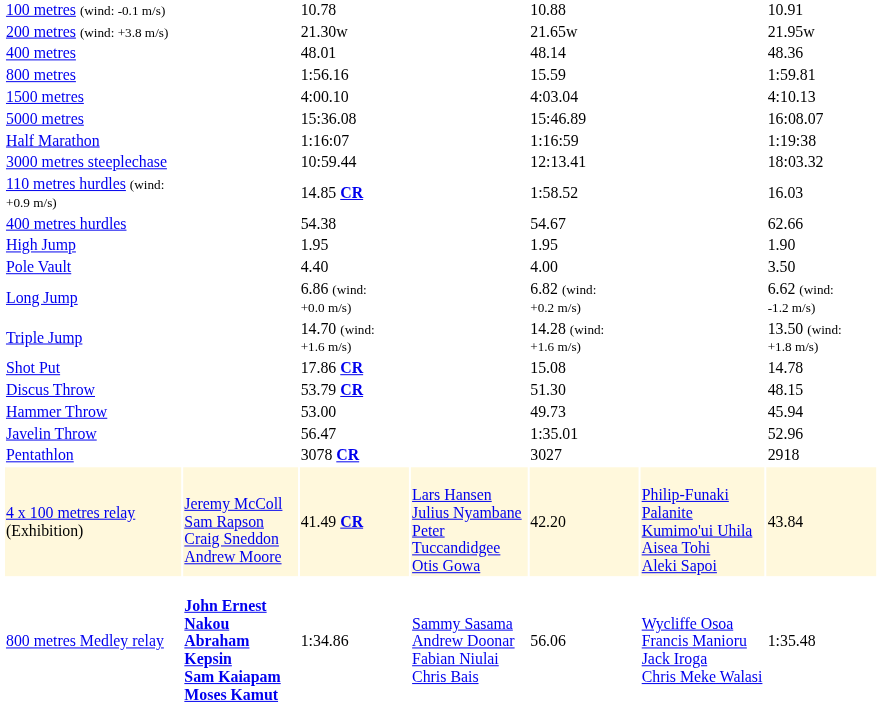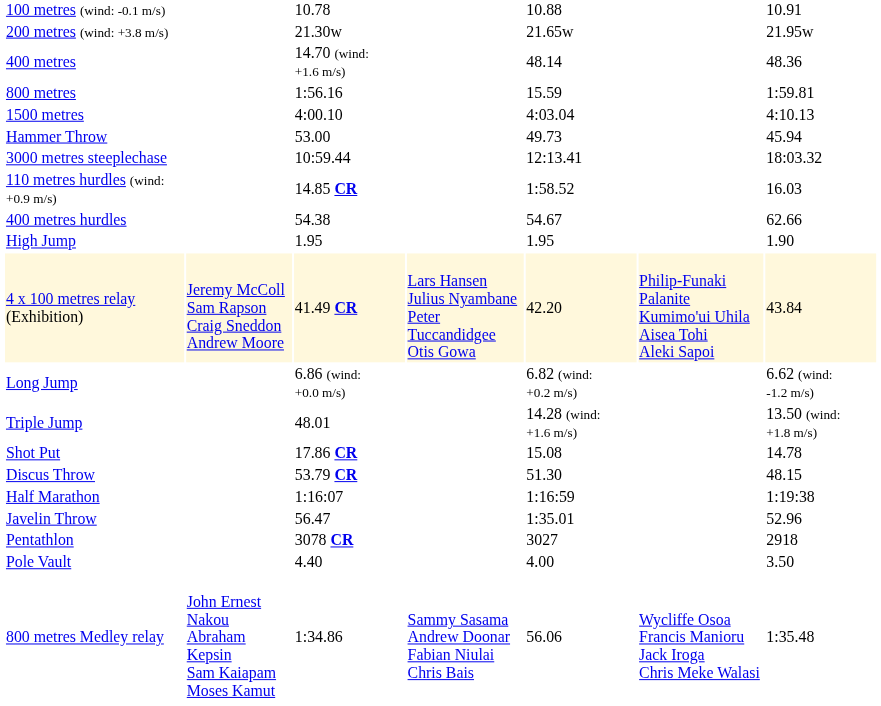(318, 53) 48.01 -> (332, 62) 14.70 (wind: +1.6 m/s)
- row: (45, 118)
rows swapped: (53, 140) <-> (57, 411)
rows swapped: (39, 267) <-> (71, 521)
(338, 337) 14.70 (wind: +1.6 m/s) -> (313, 422) 48.01
(233, 650) bold -> (231, 646) normal
